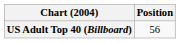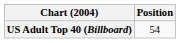(155, 29) 56 -> (155, 29) 54
